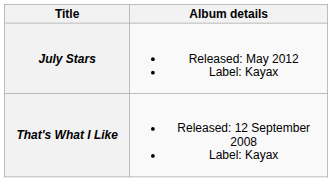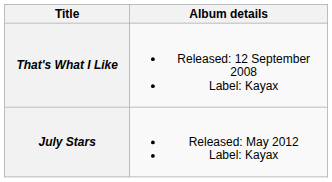rows swapped: (67, 135) <-> (67, 58)
